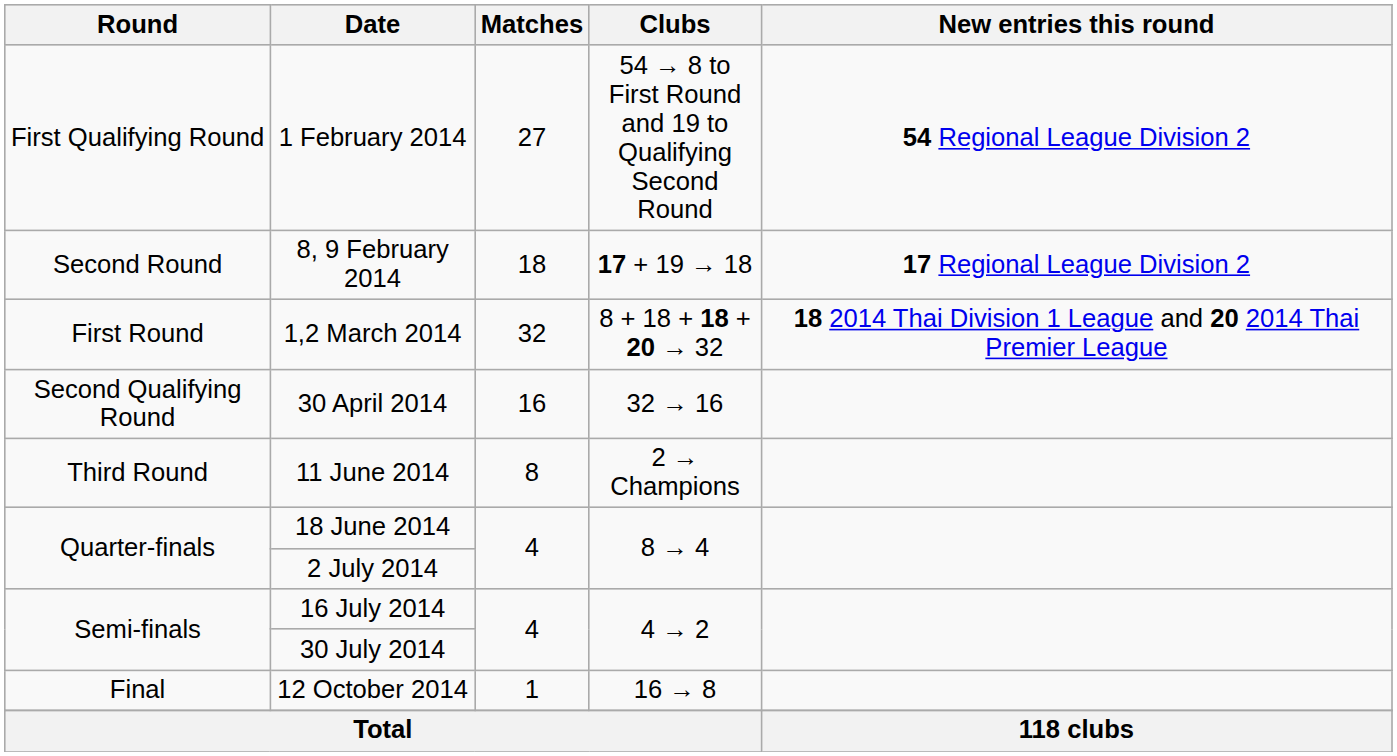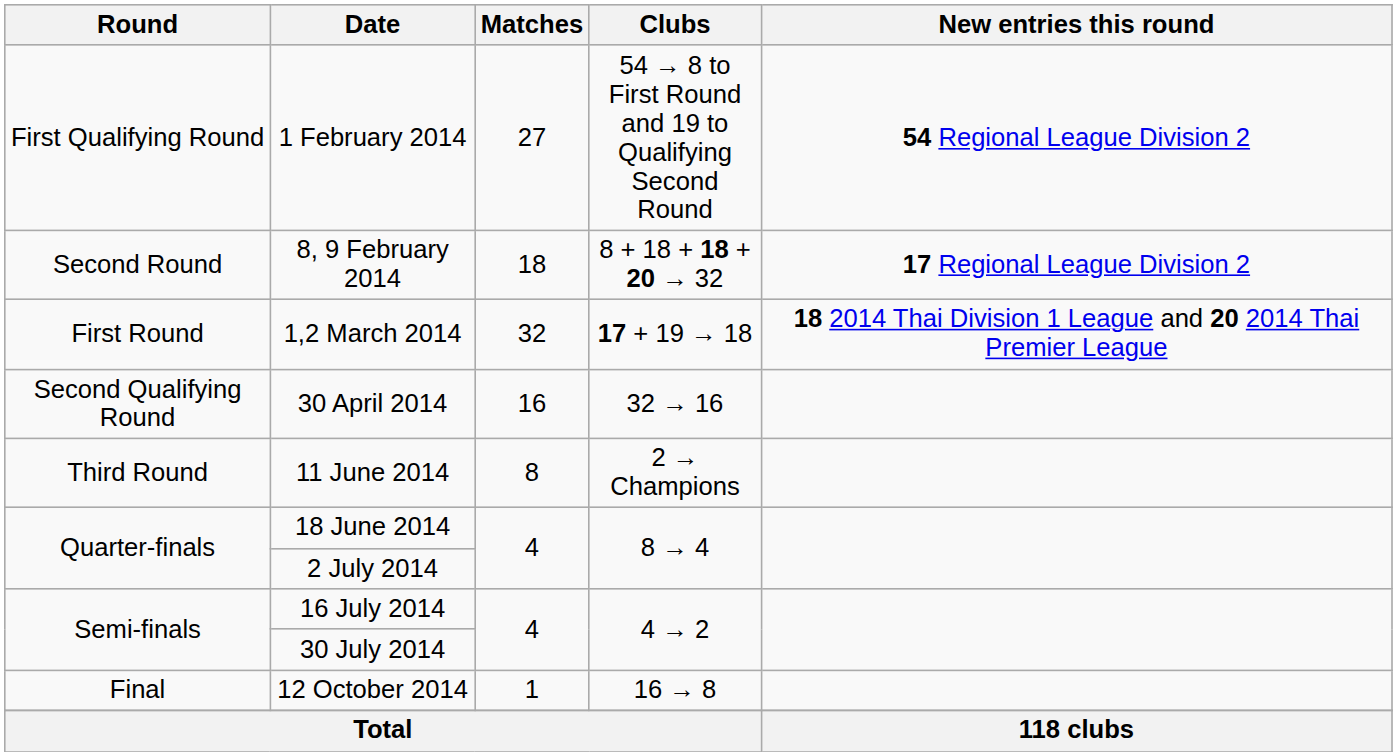(675, 264) 17 + 19 → 18 -> (675, 264) 8 + 18 + 18 + 20 → 32
(675, 333) 8 + 18 + 18 + 20 → 32 -> (675, 333) 17 + 19 → 18
